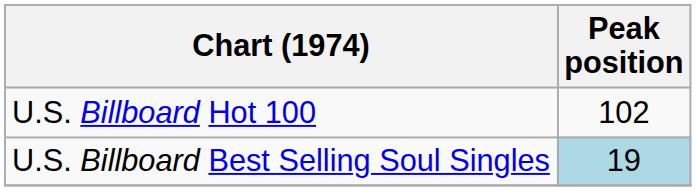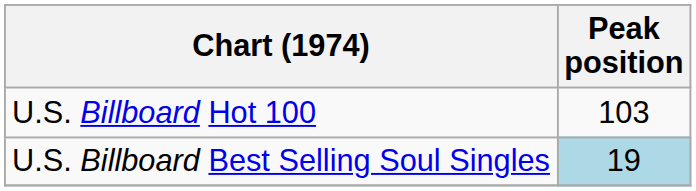(624, 112) 102 -> (624, 112) 103
